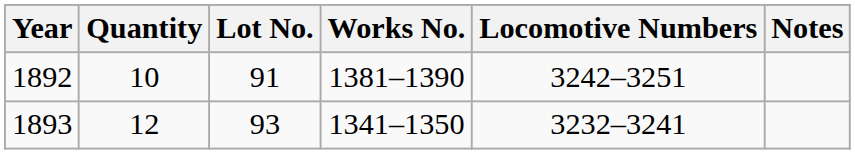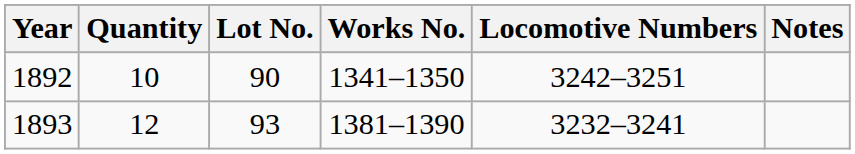(265, 76) 91 -> (265, 76) 90
(396, 76) 1381–1390 -> (396, 76) 1341–1350
(396, 124) 1341–1350 -> (396, 124) 1381–1390
